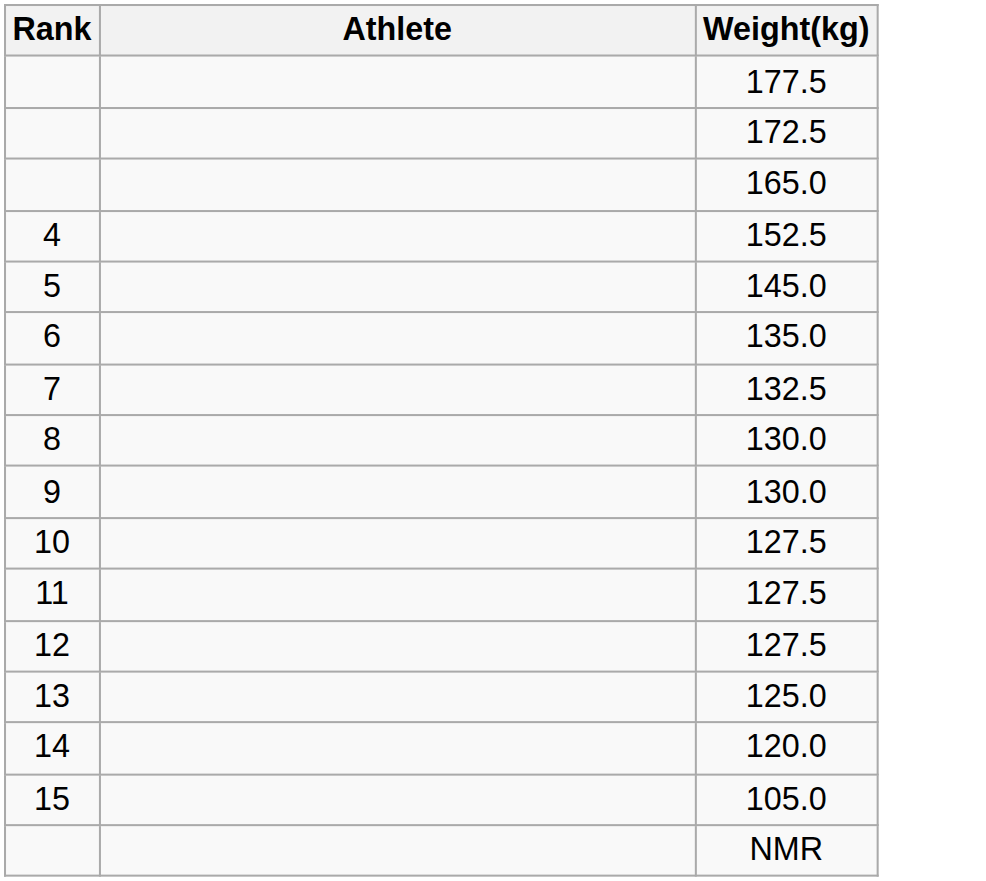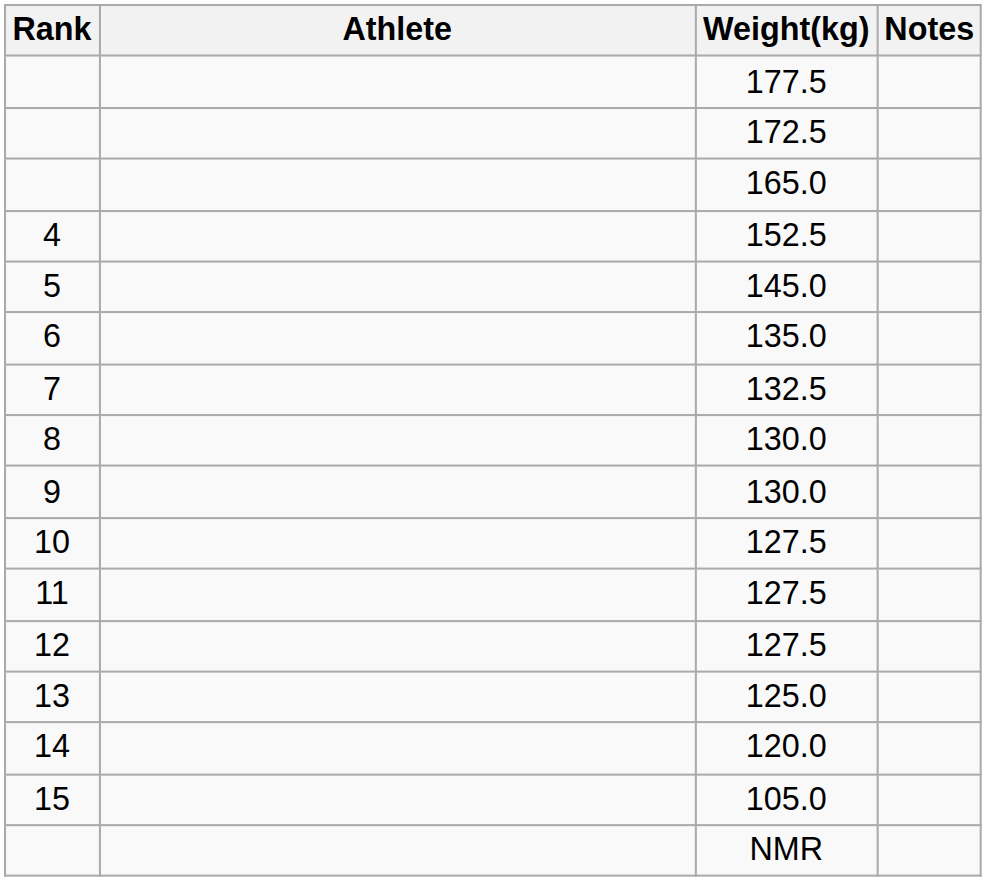+ column: (929, 30)
